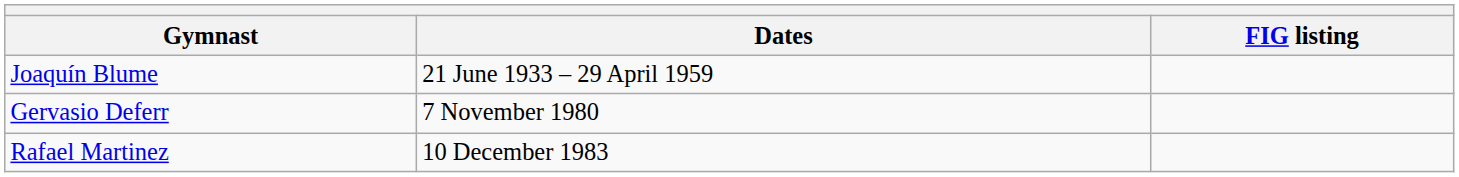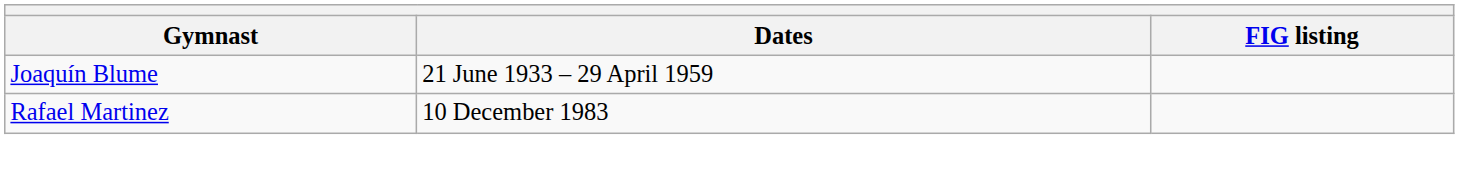- row: (90, 112)
